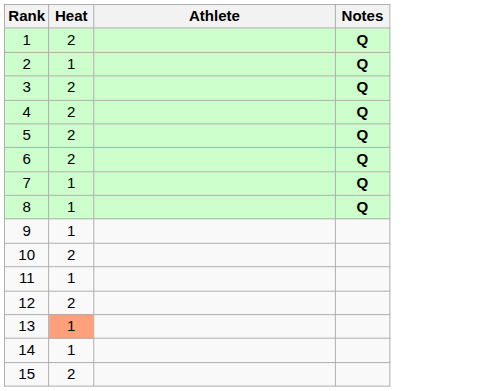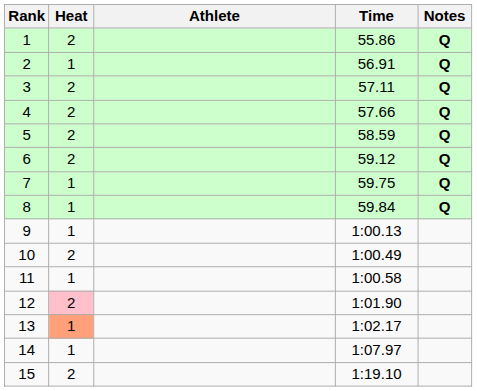+ column: (377, 16)
(71, 302) no background -> (71, 302) pink background
